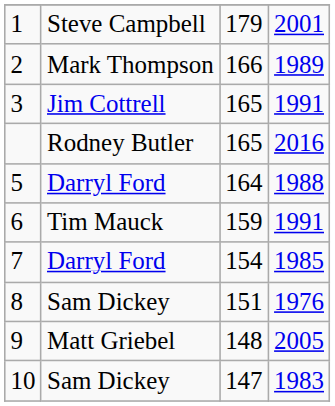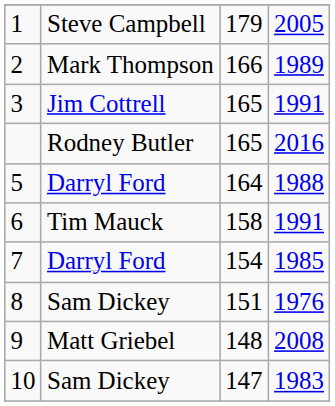(299, 24) 2001 -> (299, 24) 2005
(244, 222) 159 -> (244, 222) 158
(299, 340) 2005 -> (299, 340) 2008
